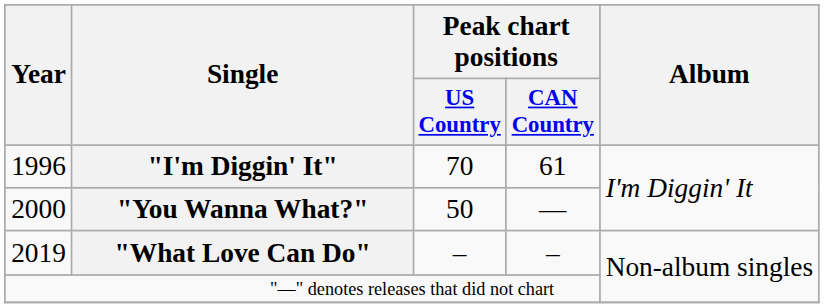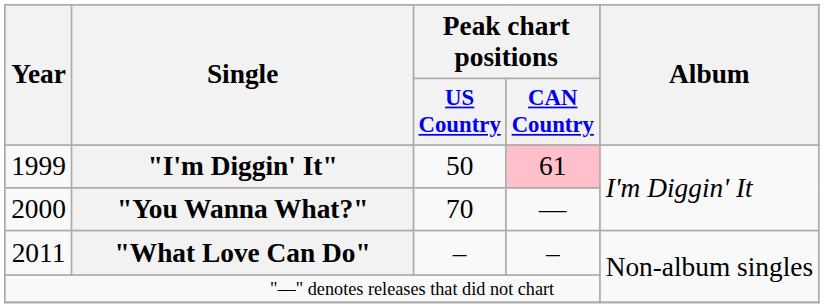(39, 165) 1996 -> (39, 165) 1999
(460, 165) 70 -> (460, 165) 50
(553, 165) no background -> (553, 165) pink background
(460, 209) 50 -> (460, 209) 70
(39, 252) 2019 -> (39, 252) 2011
